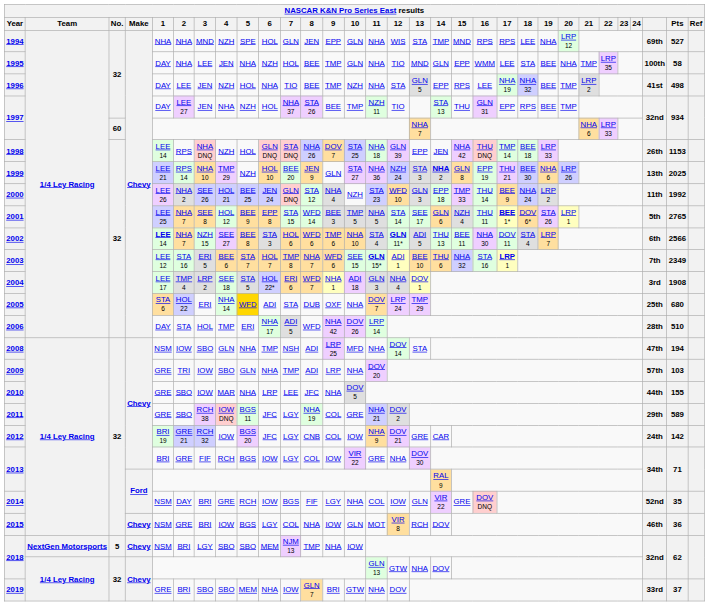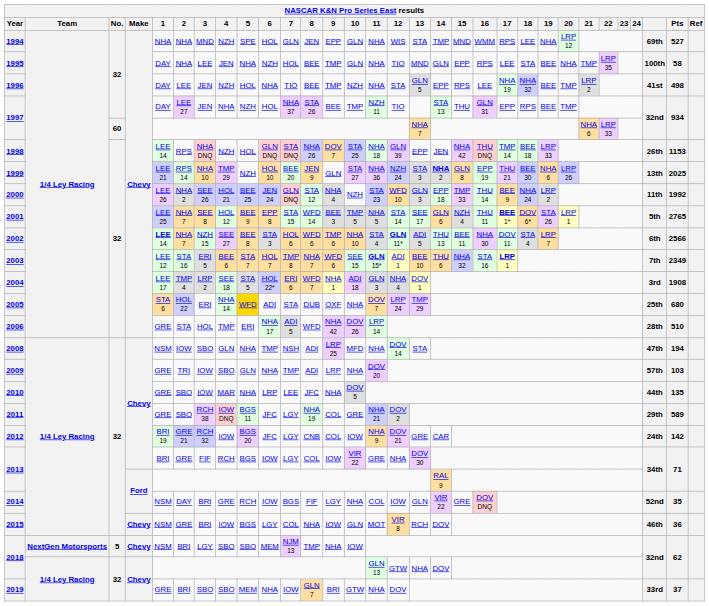(485, 41) RPS -> (485, 41) WMM
(485, 63) WMM -> (485, 63) RPS
(163, 326) DAY -> (163, 326) GRE
(677, 392) 155 -> (677, 392) 135
